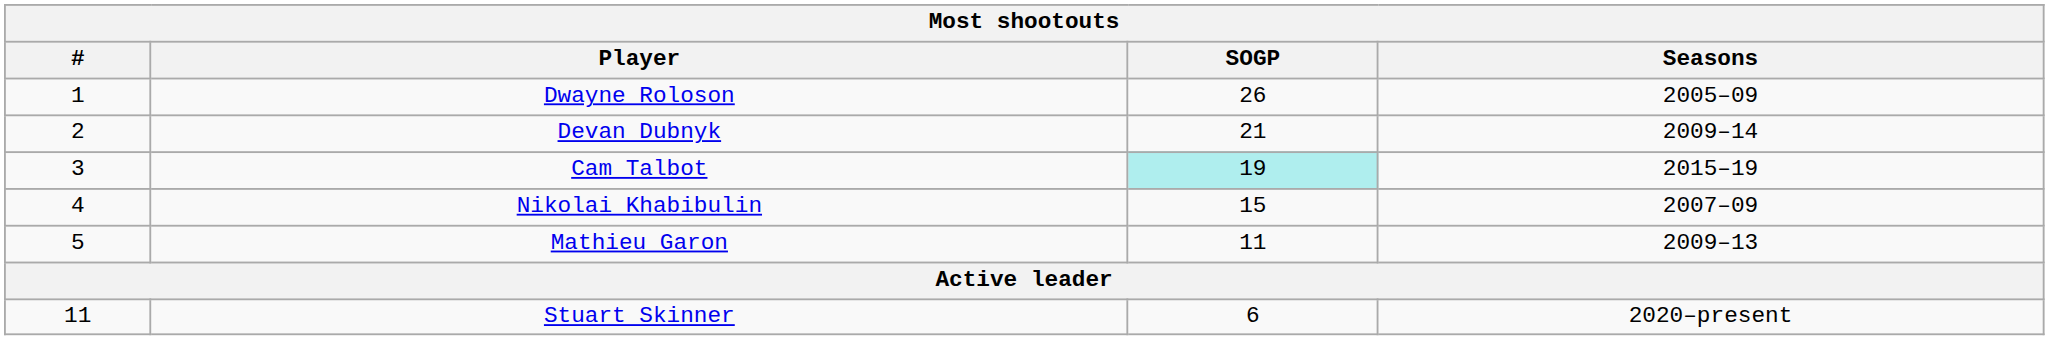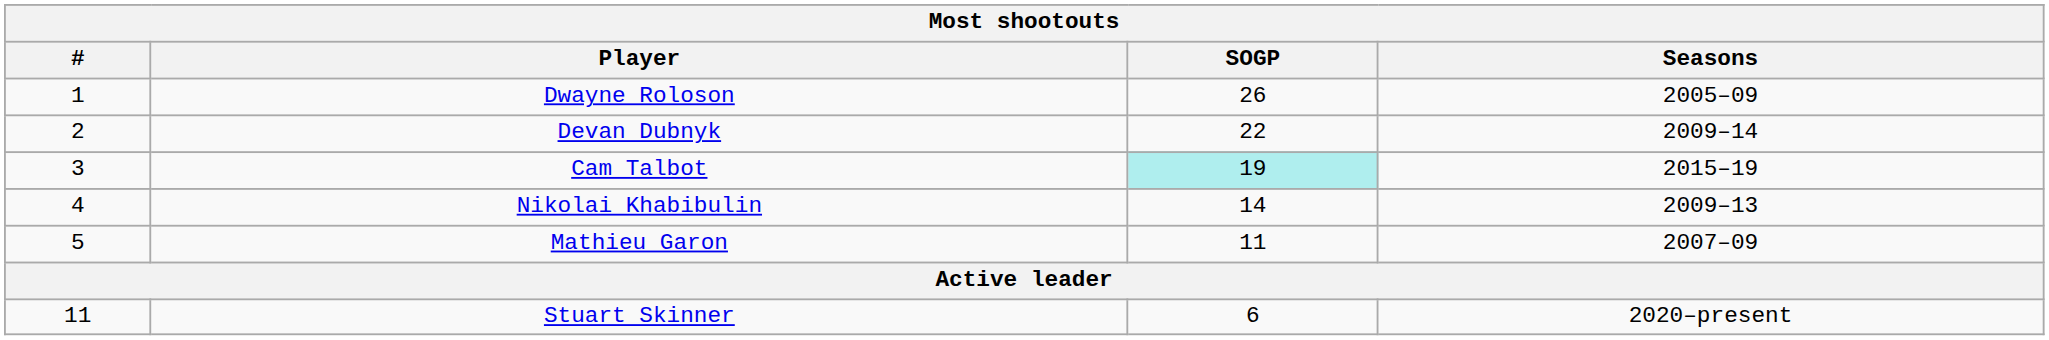(1253, 134) 21 -> (1253, 134) 22
(1253, 207) 15 -> (1253, 207) 14
(1710, 207) 2007–09 -> (1710, 207) 2009–13
(1710, 244) 2009–13 -> (1710, 244) 2007–09
